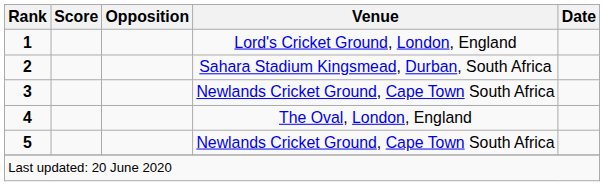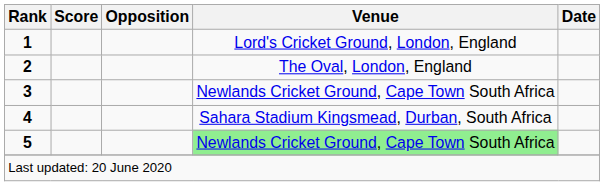(375, 67) Sahara Stadium Kingsmead, Durban, South Africa -> (375, 67) The Oval, London, England
(375, 117) The Oval, London, England -> (375, 117) Sahara Stadium Kingsmead, Durban, South Africa
(375, 142) no background -> (375, 142) lightgreen background
